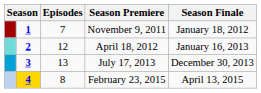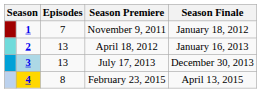(63, 46) 12 -> (63, 46) 13
(28, 63) no background -> (28, 63) lightblue background
